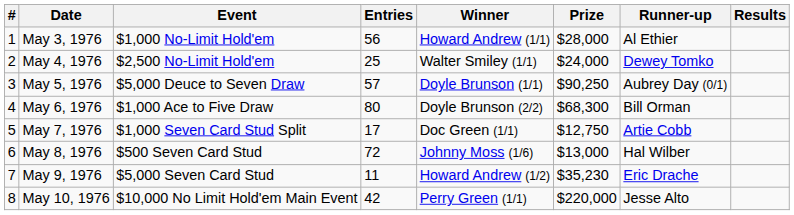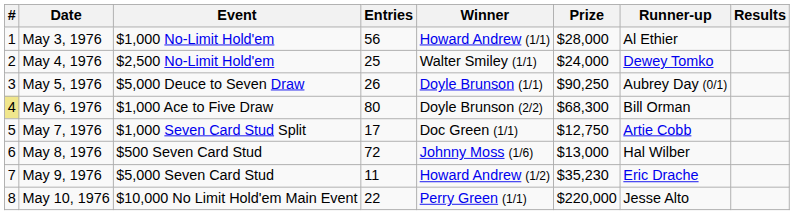(372, 84) 57 -> (372, 84) 26
(12, 107) no background -> (12, 107) khaki background
(372, 198) 42 -> (372, 198) 22
